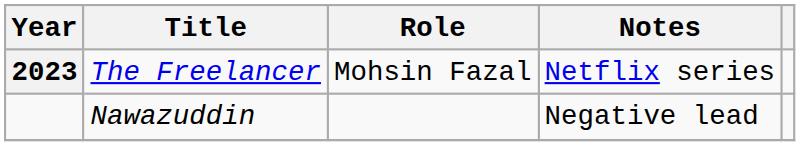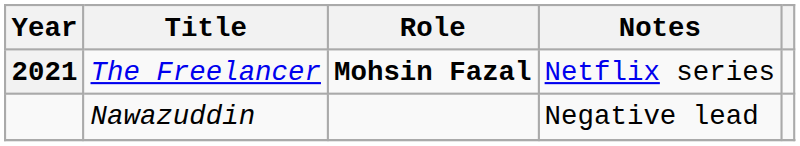(45, 72) 2023 -> (45, 72) 2021
(433, 72) normal -> (433, 72) bold
